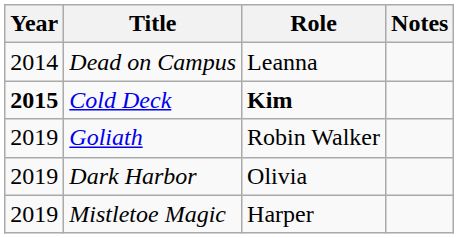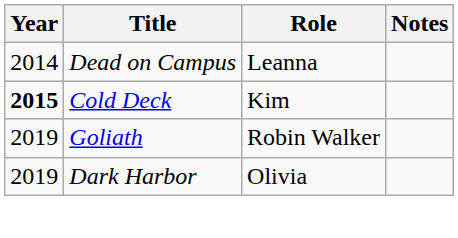(270, 99) bold -> (268, 99) normal
- row: (148, 213)
